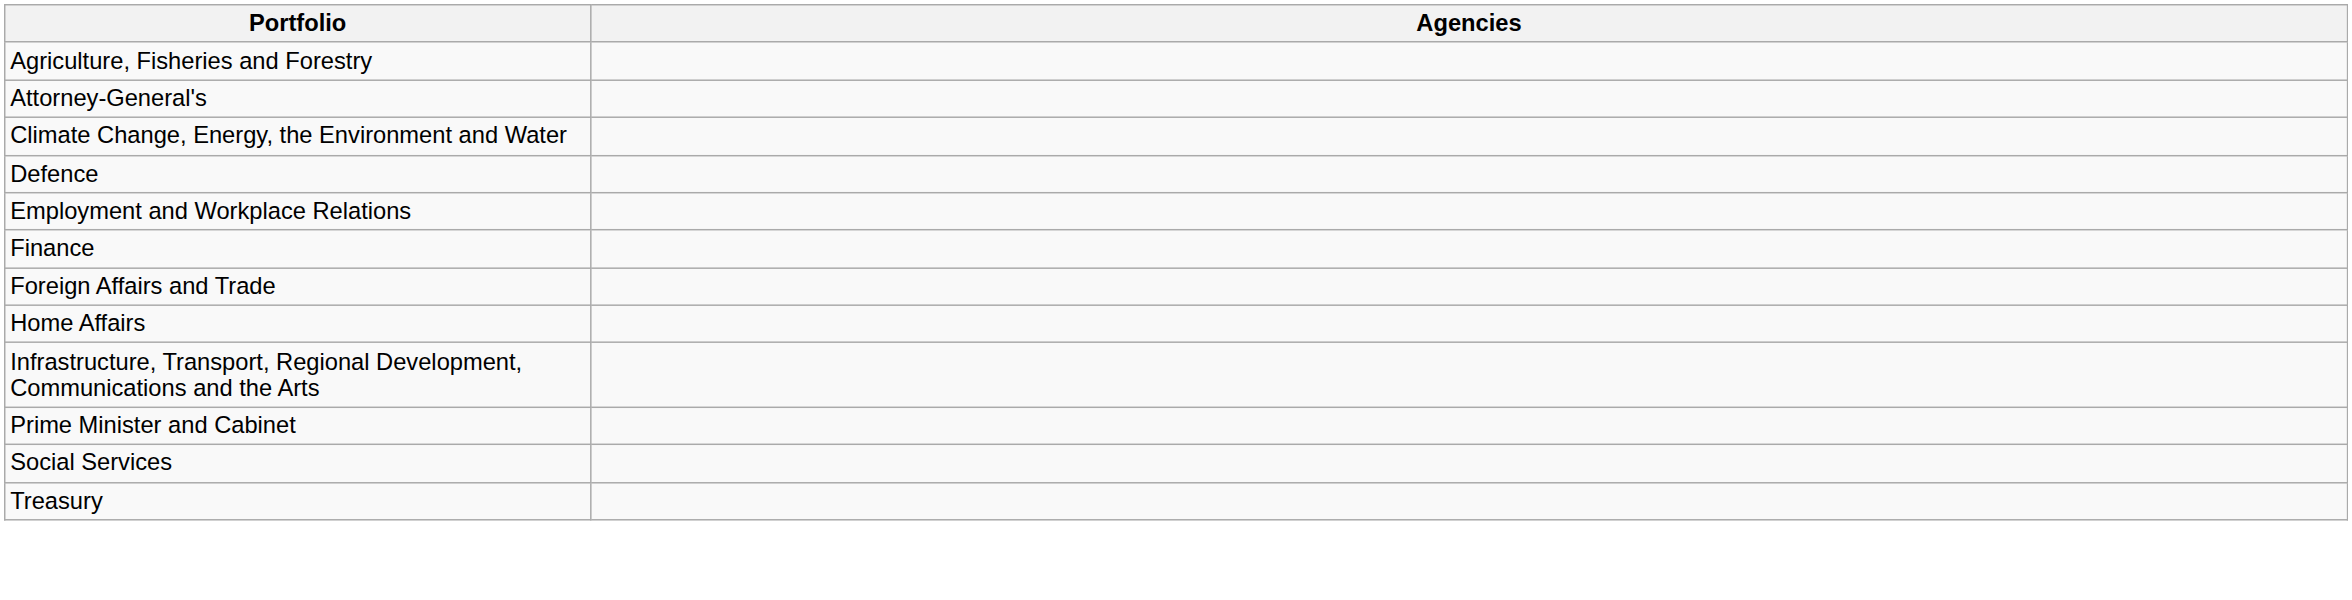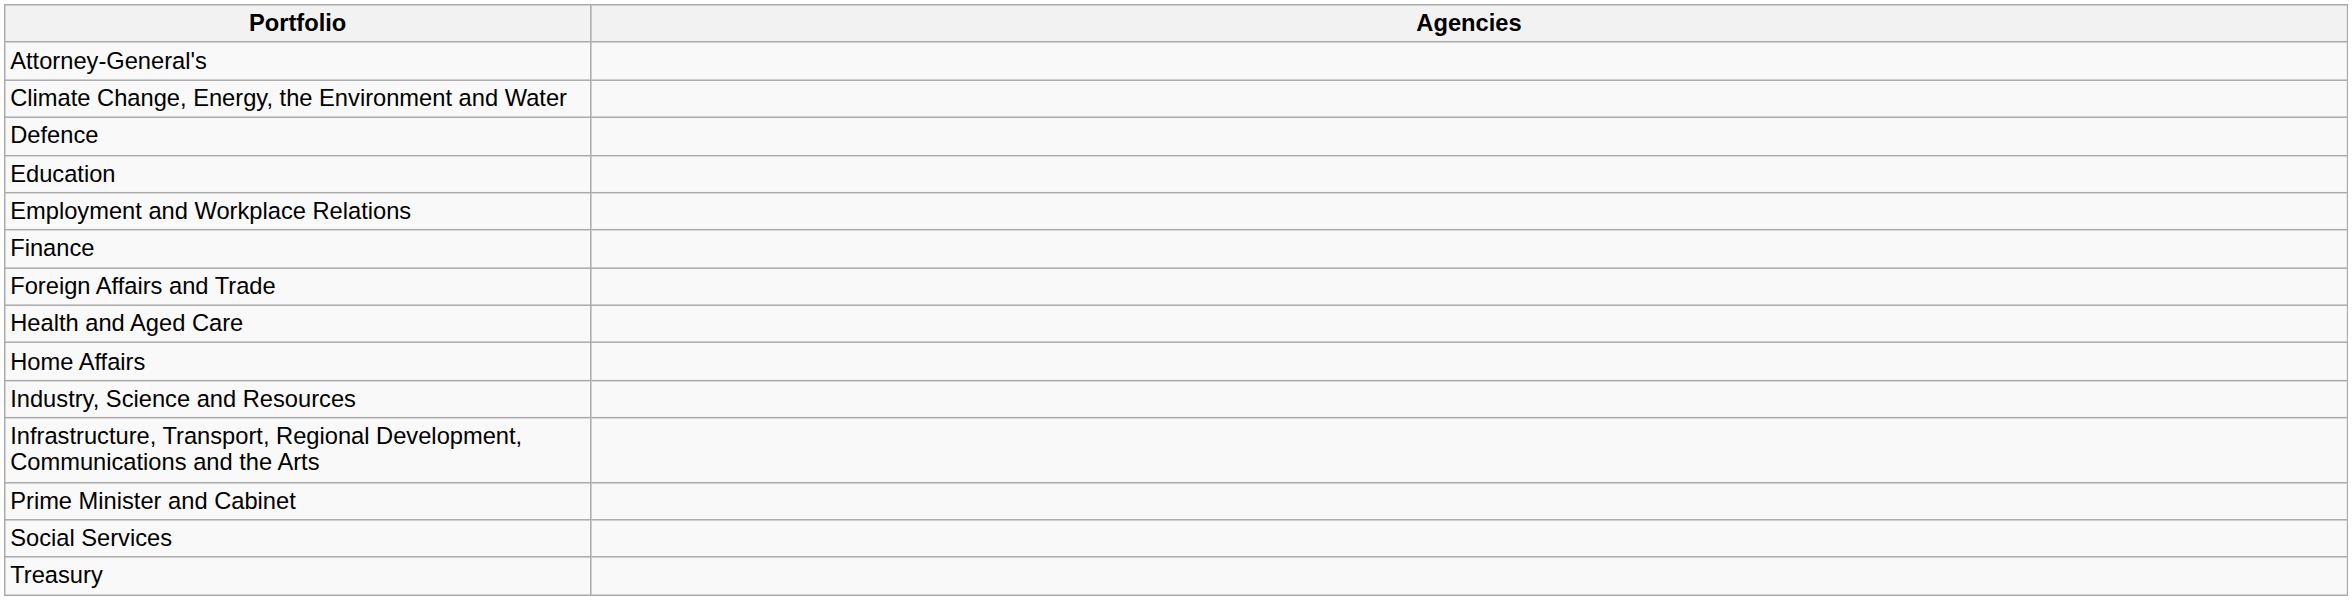- row: (191, 60)
+ row: (63, 173)
+ row: (127, 323)
+ row: (183, 398)
